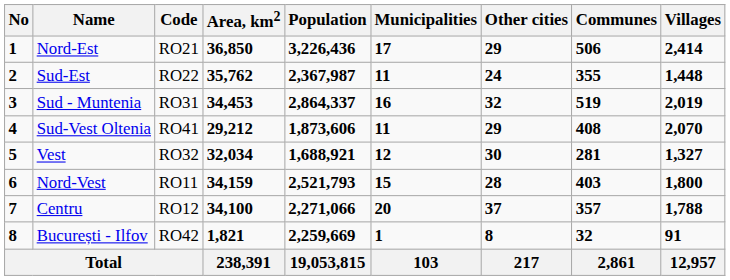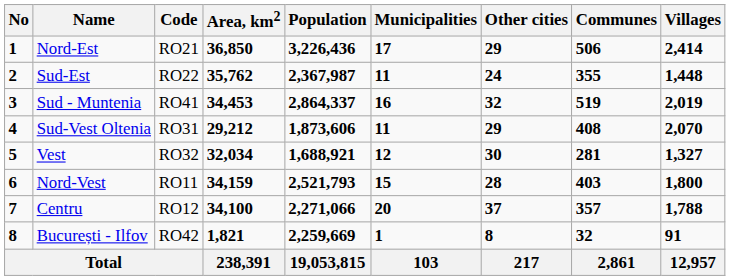(179, 102) RO31 -> (179, 102) RO41
(179, 128) RO41 -> (179, 128) RO31
